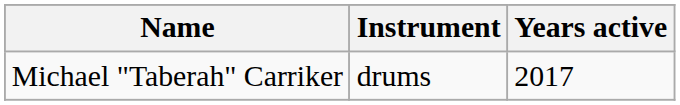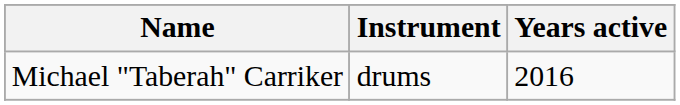(544, 75) 2017 -> (544, 75) 2016
